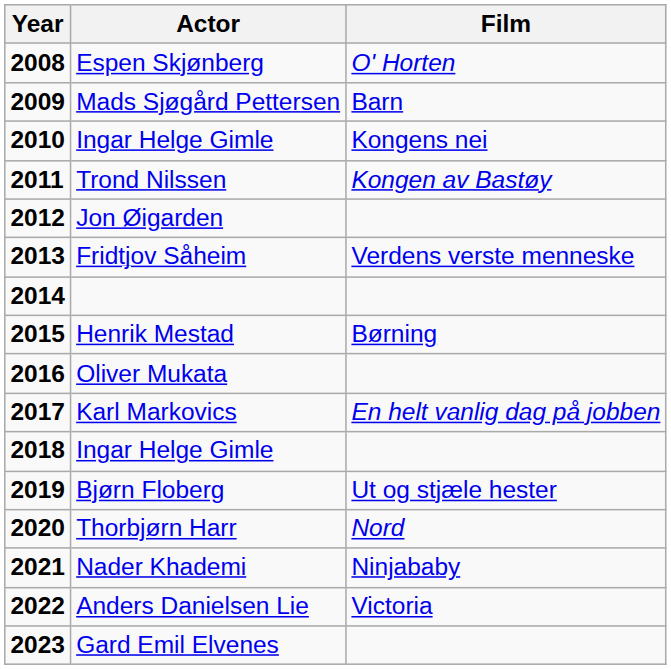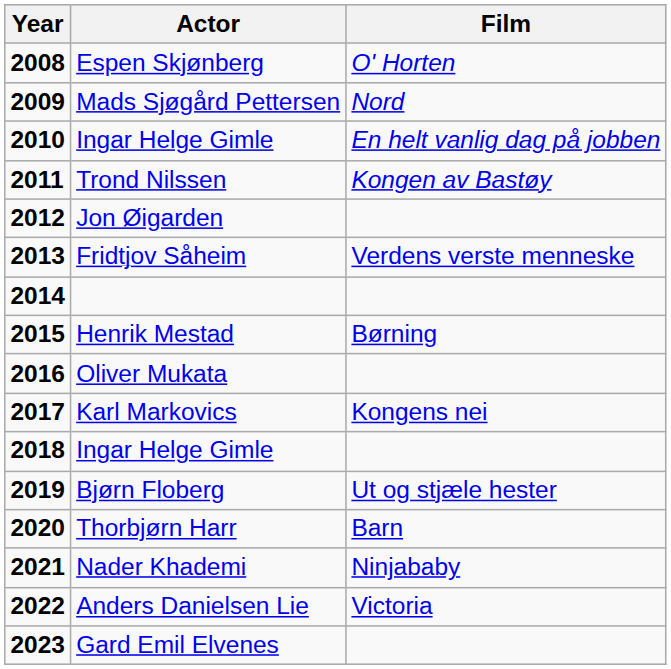(377, 101) Barn -> (378, 101) Nord
(419, 140) Kongens nei -> (506, 140) En helt vanlig dag på jobben
(506, 412) En helt vanlig dag på jobben -> (419, 412) Kongens nei
(378, 528) Nord -> (377, 528) Barn
